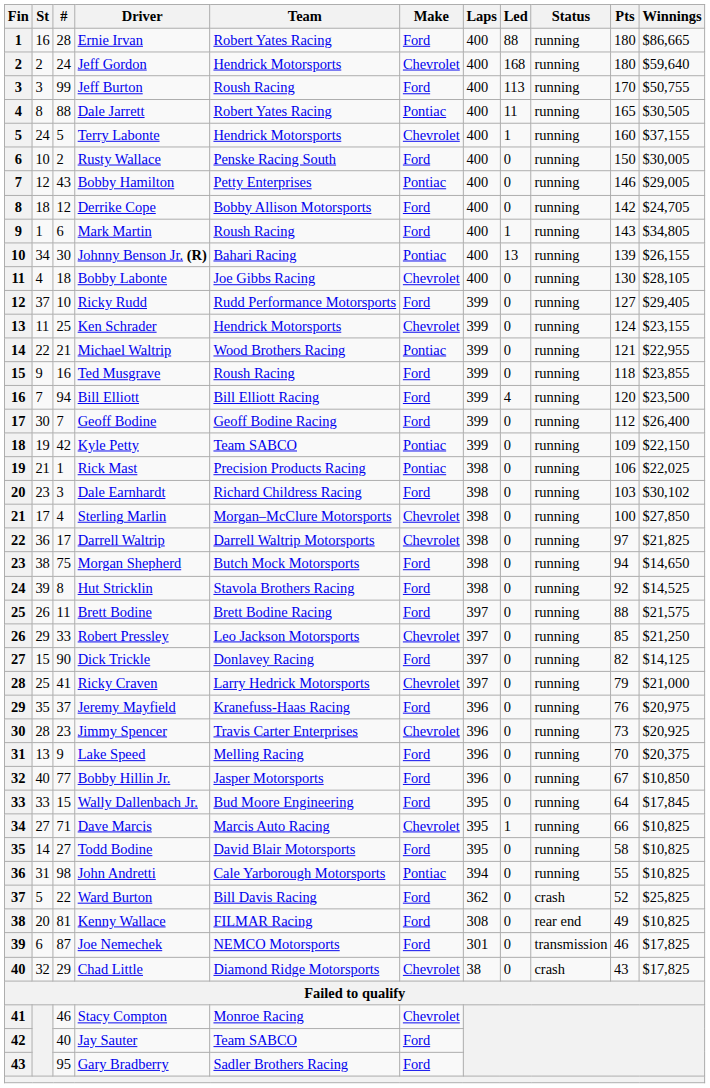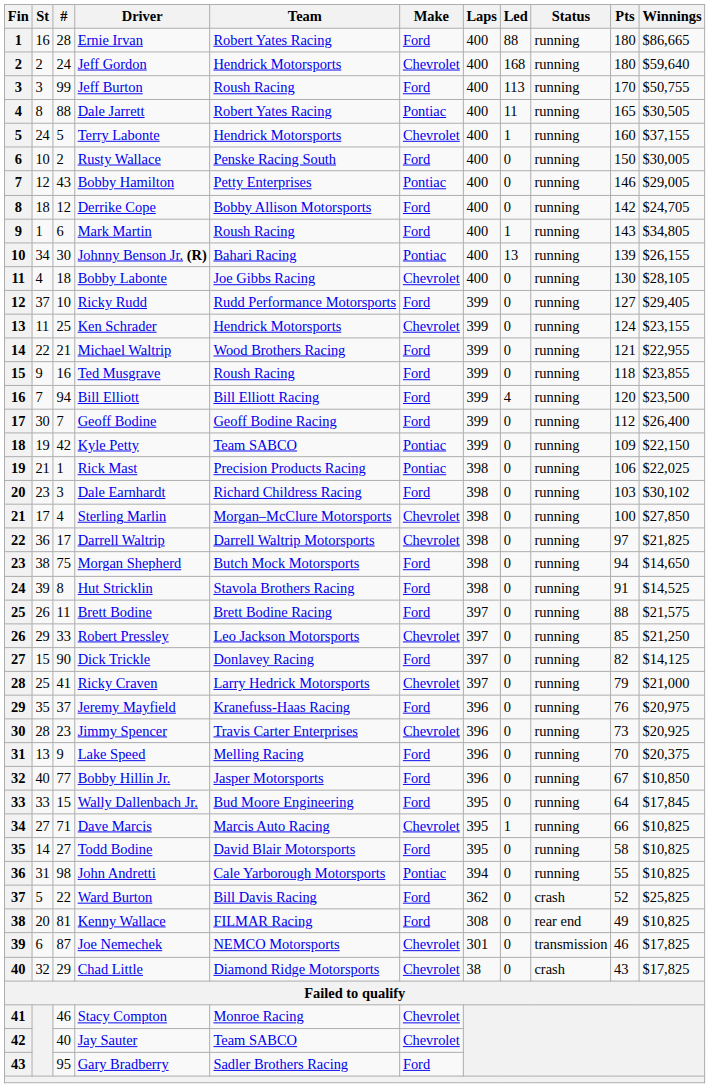(425, 349) Pontiac -> (417, 349) Ford
(621, 588) 92 -> (621, 588) 91
(417, 945) Ford -> (431, 945) Chevrolet
(417, 1040) Ford -> (431, 1040) Chevrolet
